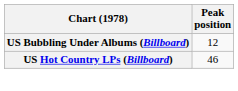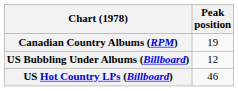+ row: (98, 42)
